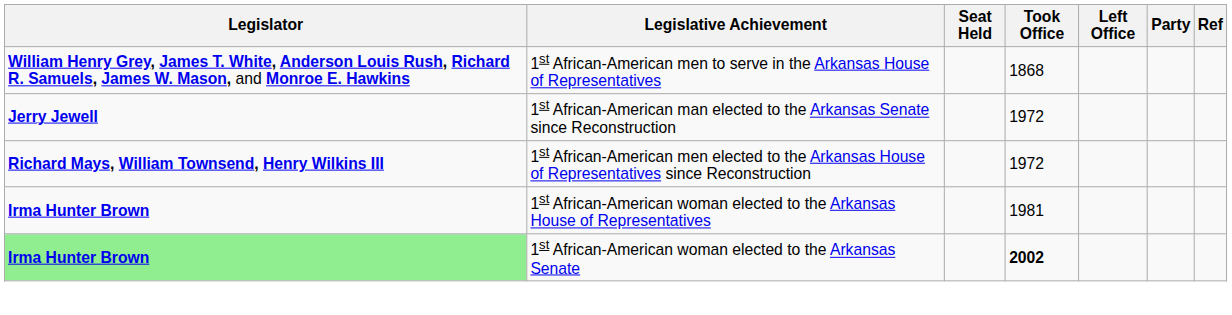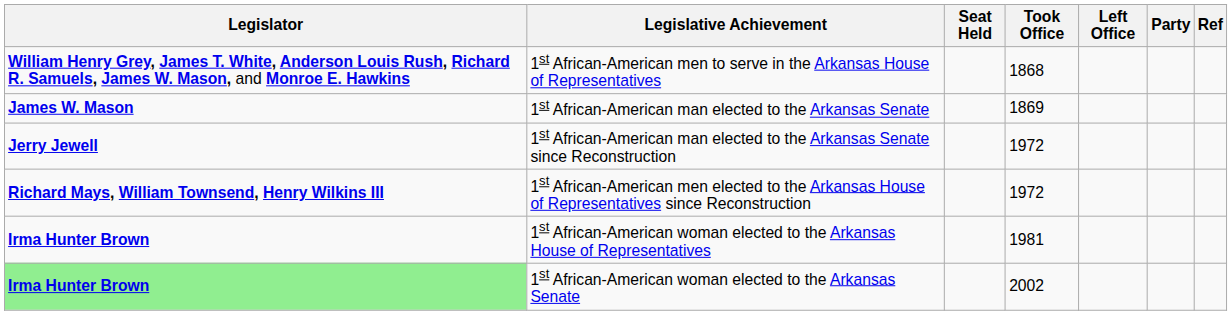+ row: (730, 108)
(1027, 257) bold -> (1027, 286) normal
